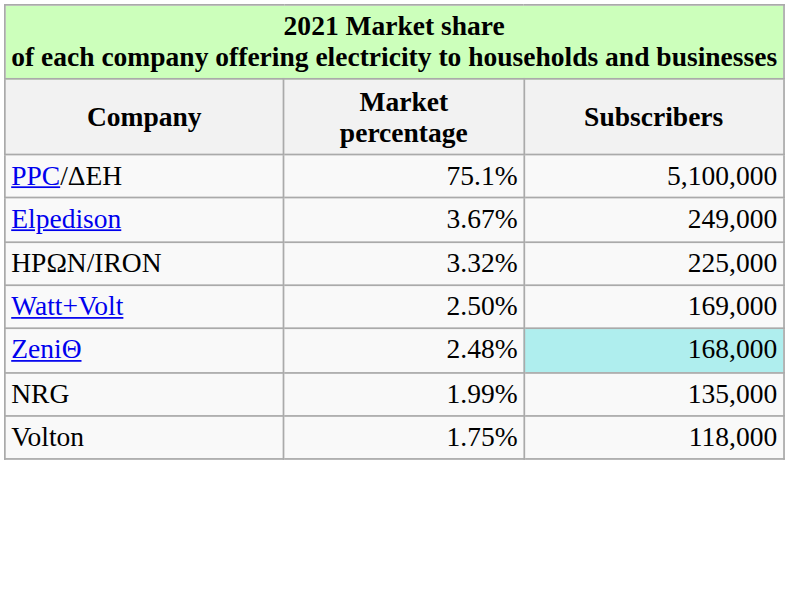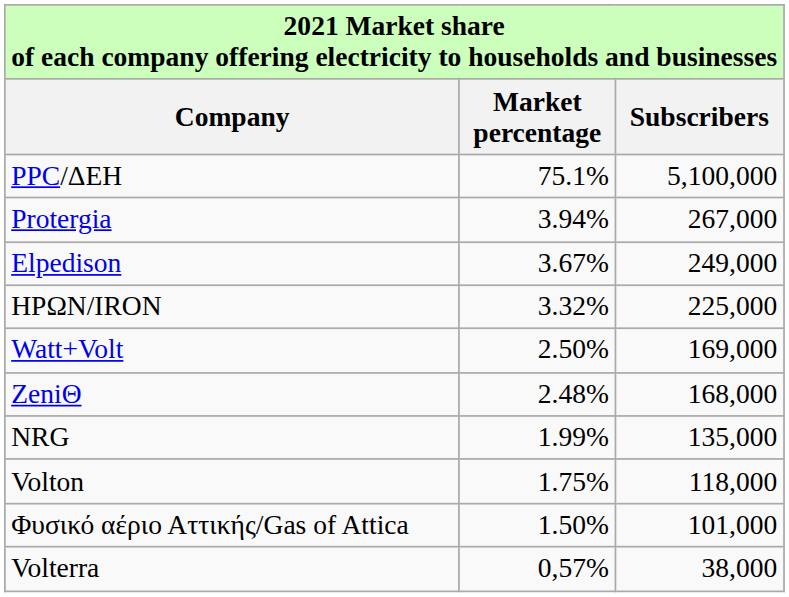+ row: (61, 219)
(732, 350) paleturquoise background -> (732, 393) no background
+ row: (210, 524)
+ row: (55, 568)
